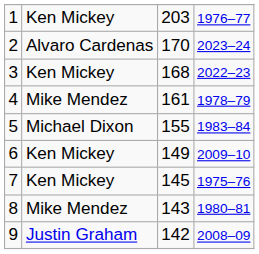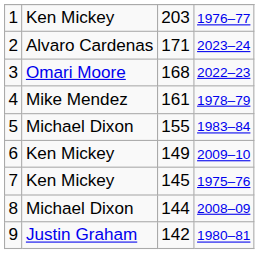(176, 45) 170 -> (176, 45) 171
(70, 72) Ken Mickey -> (76, 72) Omari Moore
(77, 208) Mike Mendez -> (80, 208) Michael Dixon
(176, 208) 143 -> (176, 208) 144
(224, 208) 1980–81 -> (224, 208) 2008–09
(224, 235) 2008–09 -> (224, 235) 1980–81
